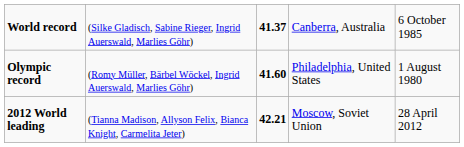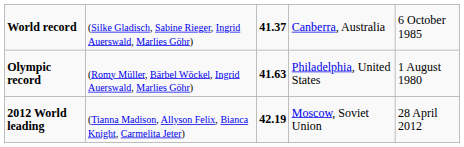(273, 73) 41.60 -> (273, 73) 41.63
(273, 119) 42.21 -> (273, 119) 42.19
